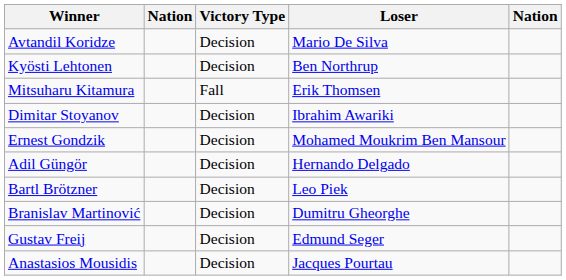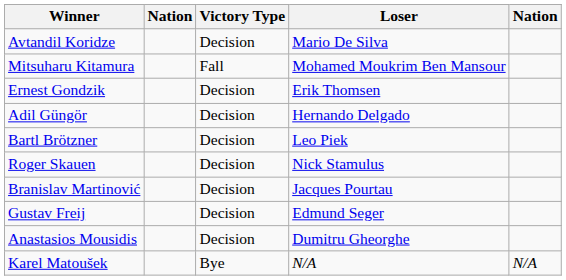- row: (60, 66)
(336, 90) Erik Thomsen -> (399, 66) Mohamed Moukrim Ben Mansour
- row: (63, 115)
(399, 139) Mohamed Moukrim Ben Mansour -> (336, 90) Erik Thomsen
+ row: (52, 164)
(351, 213) Dumitru Gheorghe -> (342, 189) Jacques Pourtau
(342, 262) Jacques Pourtau -> (351, 238) Dumitru Gheorghe
+ row: (58, 262)
